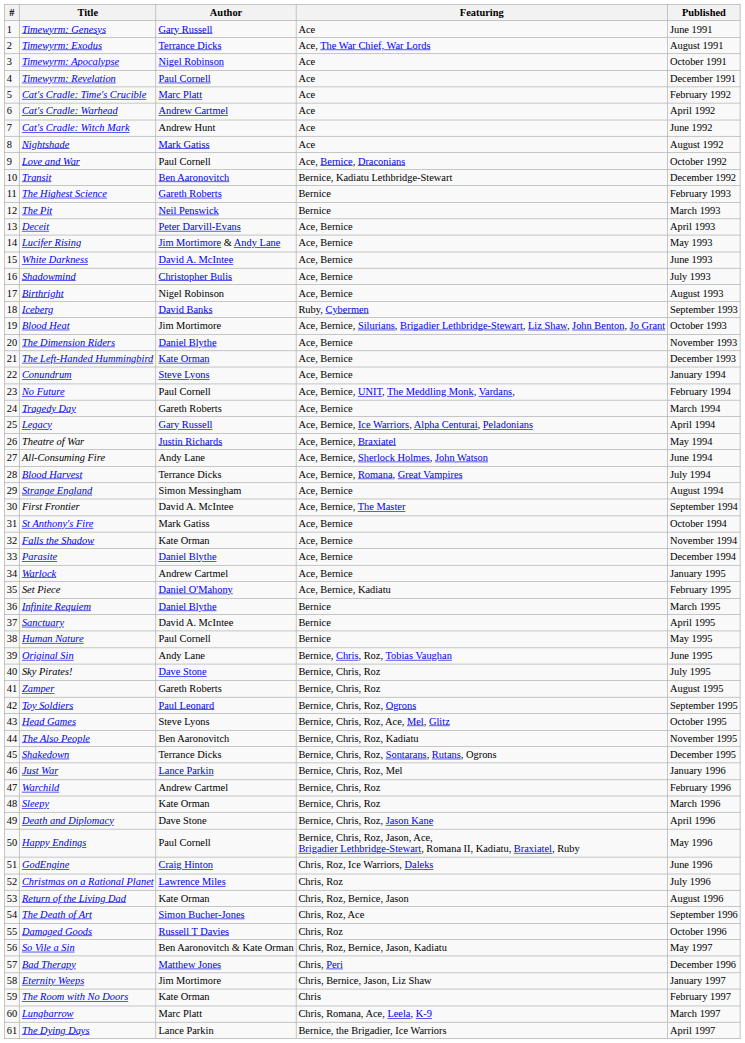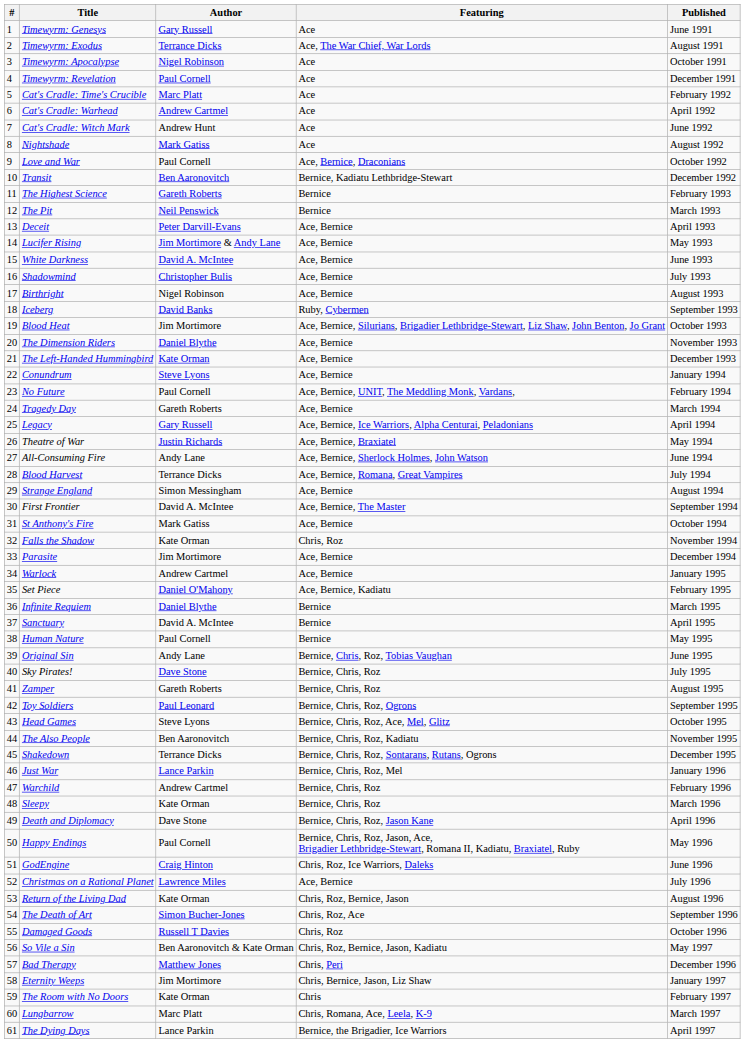(326, 540) Ace, Bernice -> (321, 540) Chris, Roz
(187, 557) Daniel Blythe -> (190, 557) Jim Mortimore
(321, 882) Chris, Roz -> (326, 882) Ace, Bernice
